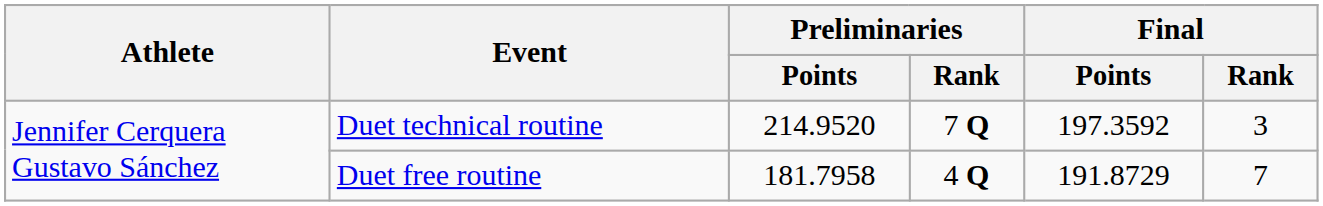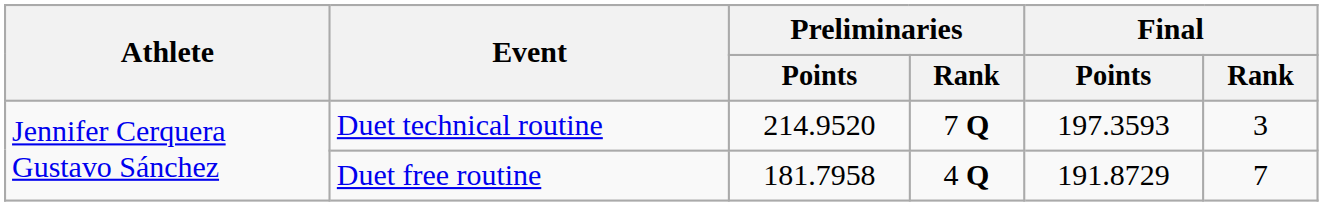(1113, 125) 197.3592 -> (1113, 125) 197.3593
